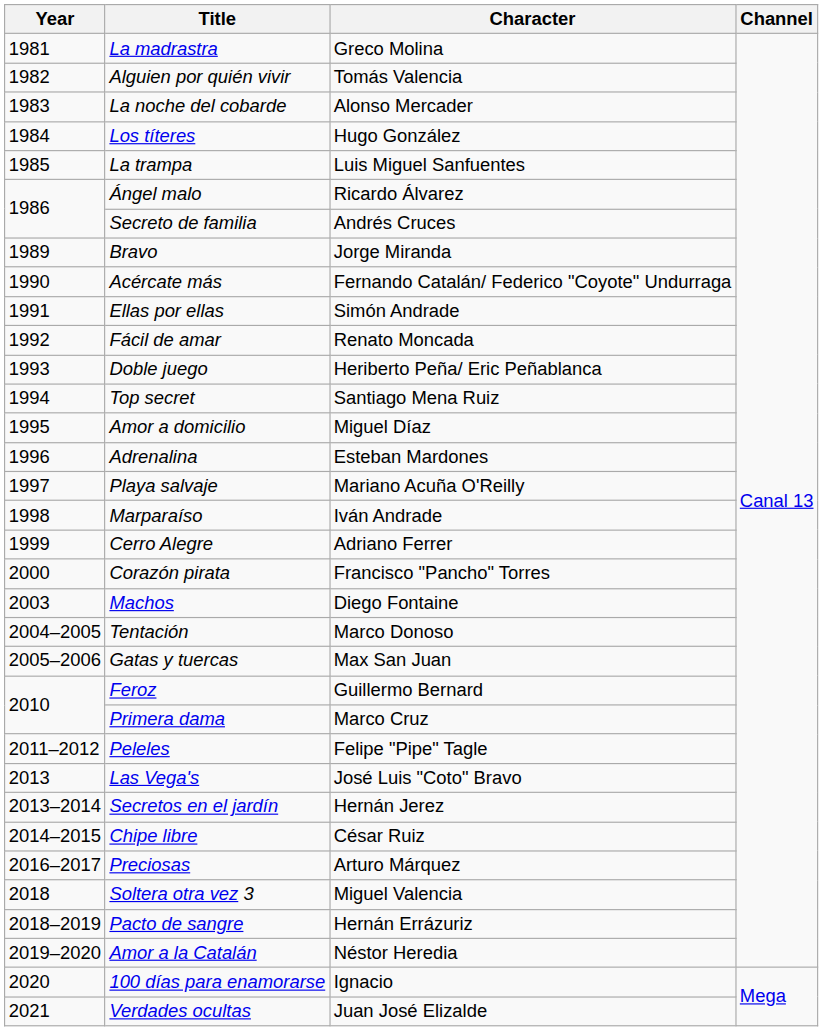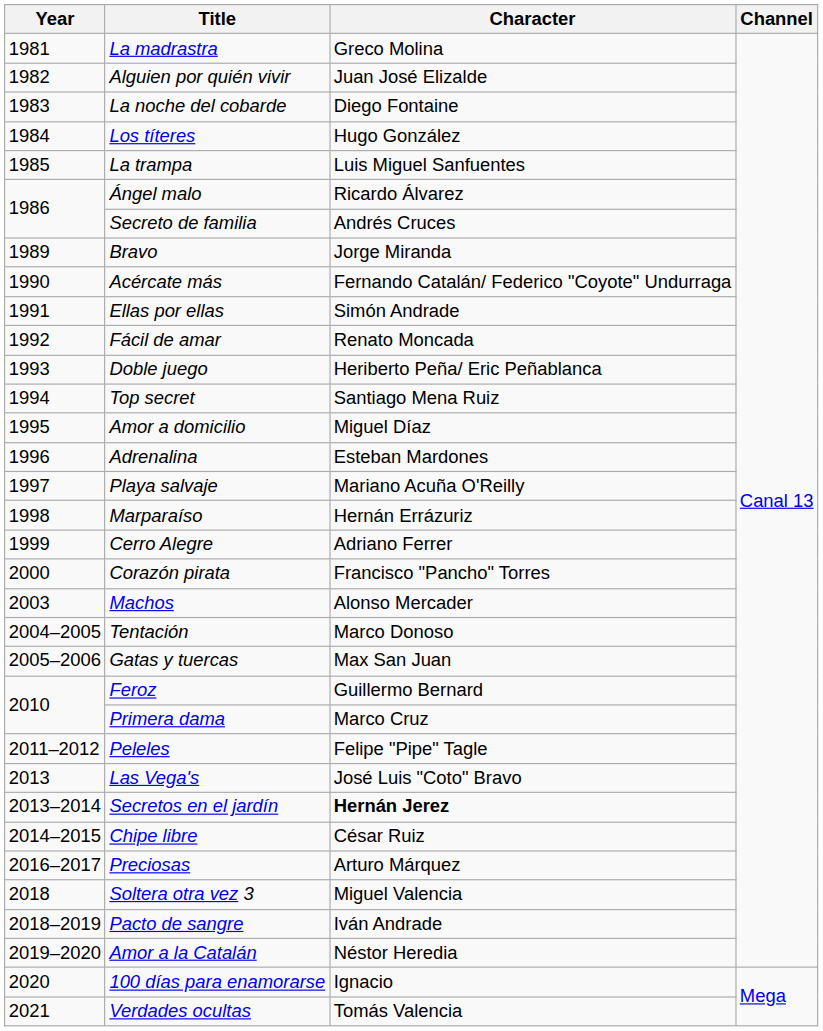(398, 77) Tomás Valencia -> (410, 77) Juan José Elizalde
(403, 106) Alonso Mercader -> (396, 106) Diego Fontaine
(388, 515) Iván Andrade -> (403, 515) Hernán Errázuriz
(396, 602) Diego Fontaine -> (403, 602) Alonso Mercader
(389, 806) normal -> (391, 806) bold
(403, 923) Hernán Errázuriz -> (388, 923) Iván Andrade
(410, 1011) Juan José Elizalde -> (398, 1011) Tomás Valencia
